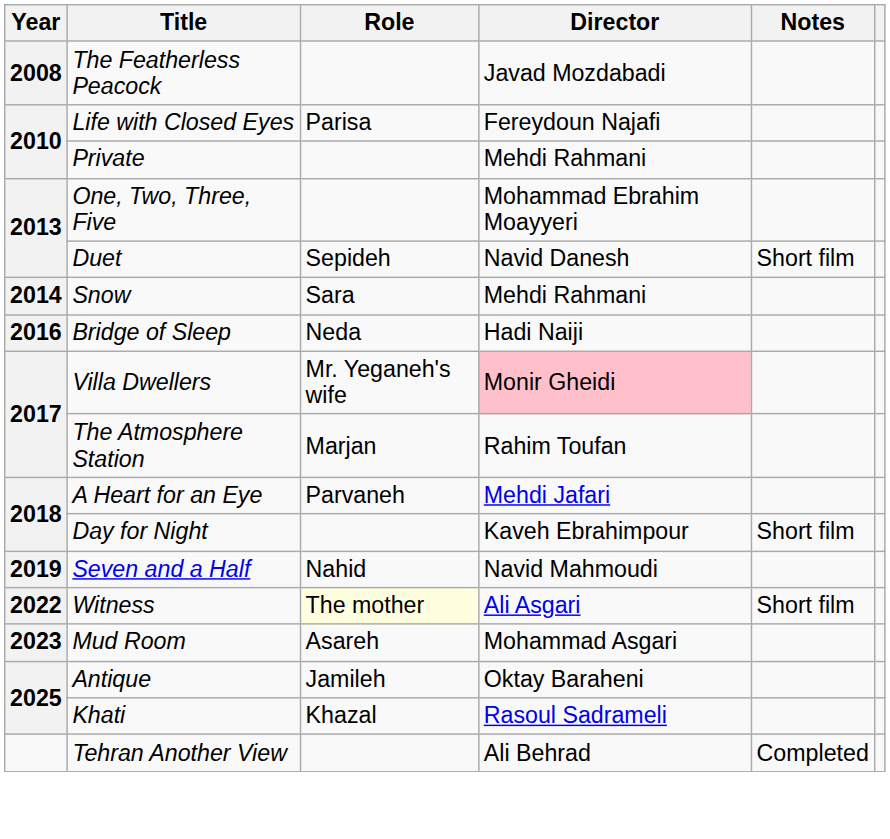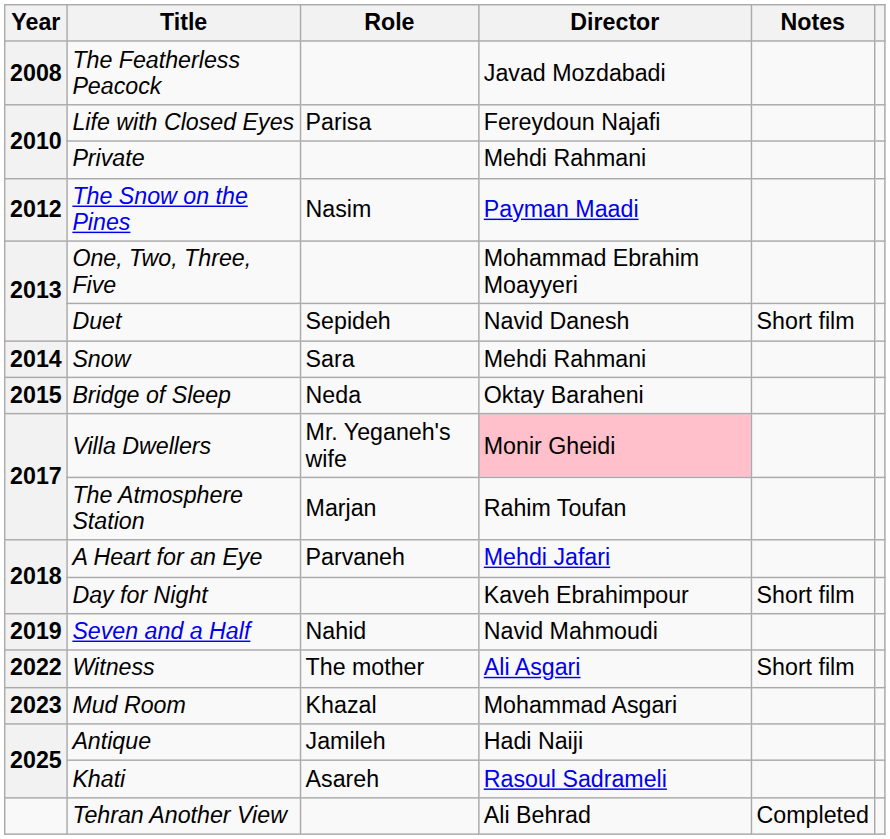+ row: (160, 209)
(36, 332) 2016 -> (36, 395) 2015
(533, 332) Hadi Naiji -> (564, 395) Oktay Baraheni
(365, 605) lightyellow background -> (365, 668) no background
(342, 642) Asareh -> (341, 705) Khazal
(564, 679) Oktay Baraheni -> (533, 742) Hadi Naiji
(341, 715) Khazal -> (342, 778) Asareh
